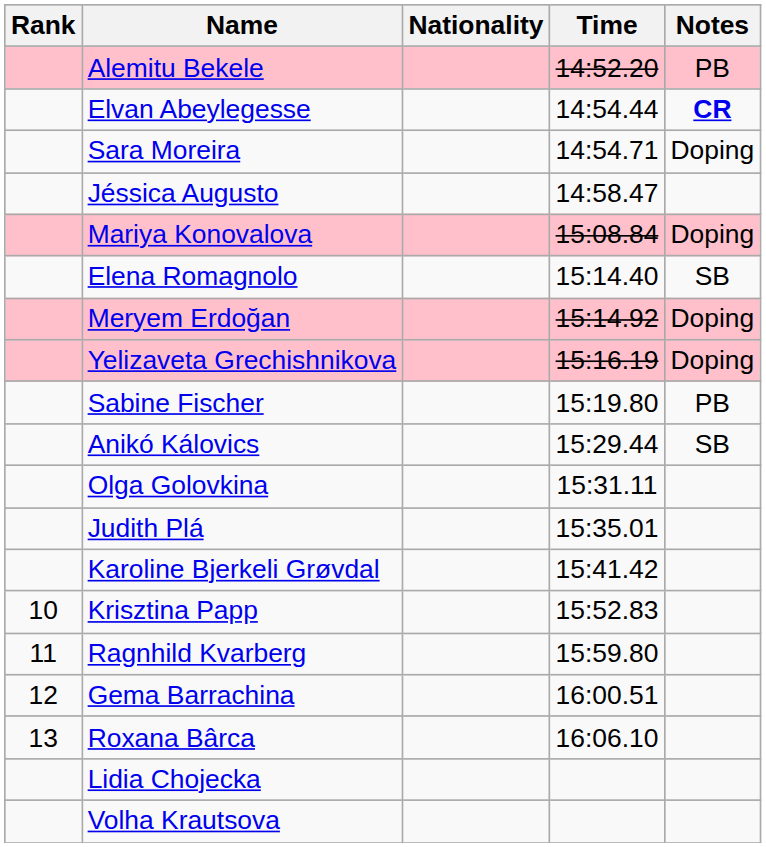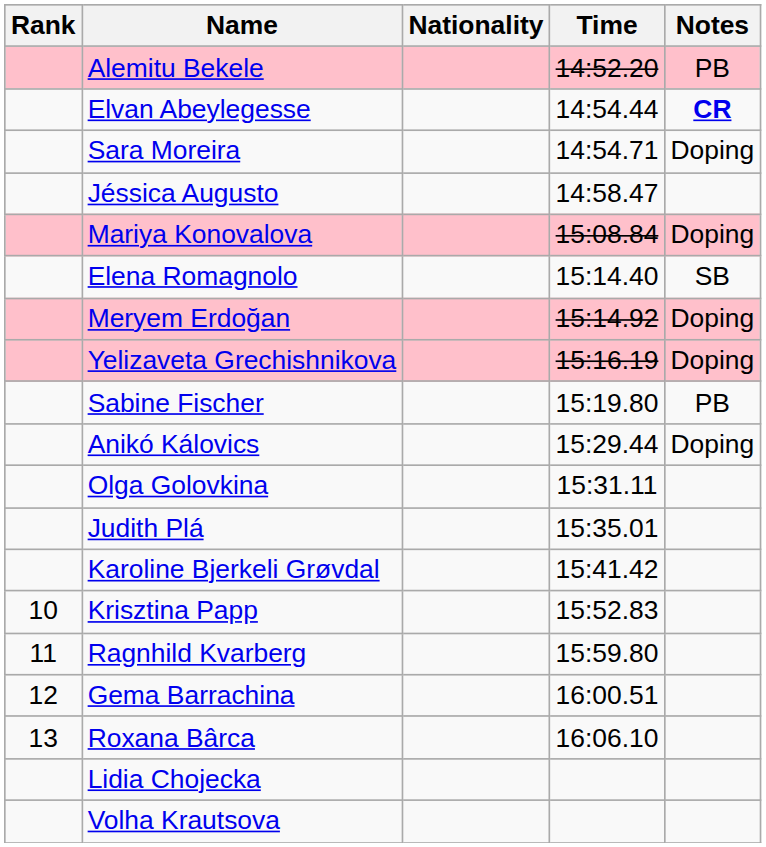(712, 444) SB -> (712, 444) Doping
